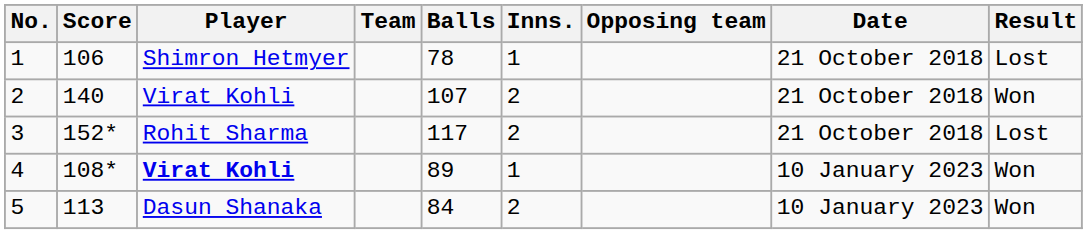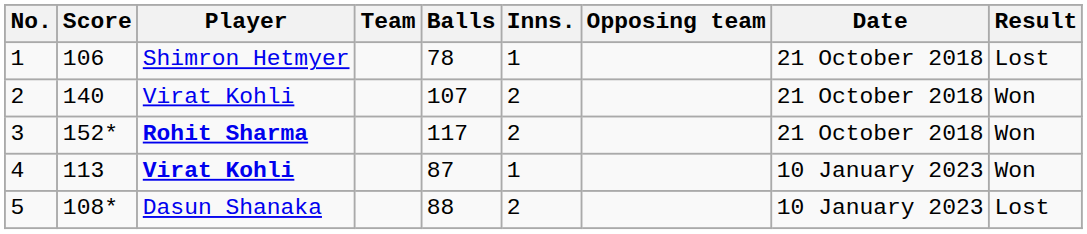(225, 135) normal -> (225, 135) bold
(1022, 135) Lost -> (1015, 135) Won
(90, 172) 108* -> (84, 172) 113
(441, 172) 89 -> (441, 172) 87
(84, 209) 113 -> (90, 209) 108*
(441, 209) 84 -> (441, 209) 88
(1015, 209) Won -> (1022, 209) Lost
